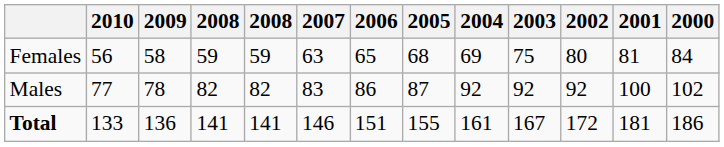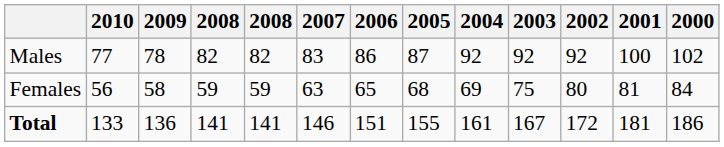rows swapped: (36, 89) <-> (45, 55)
